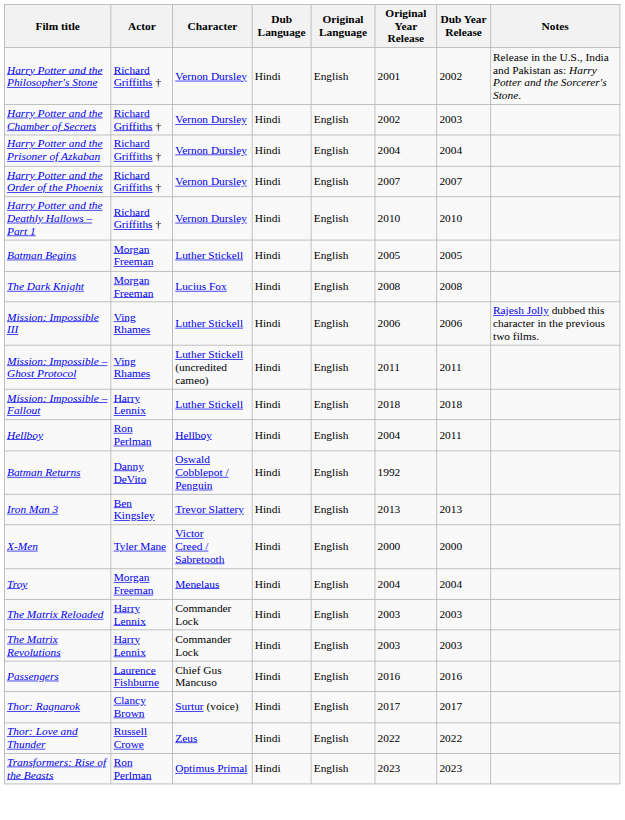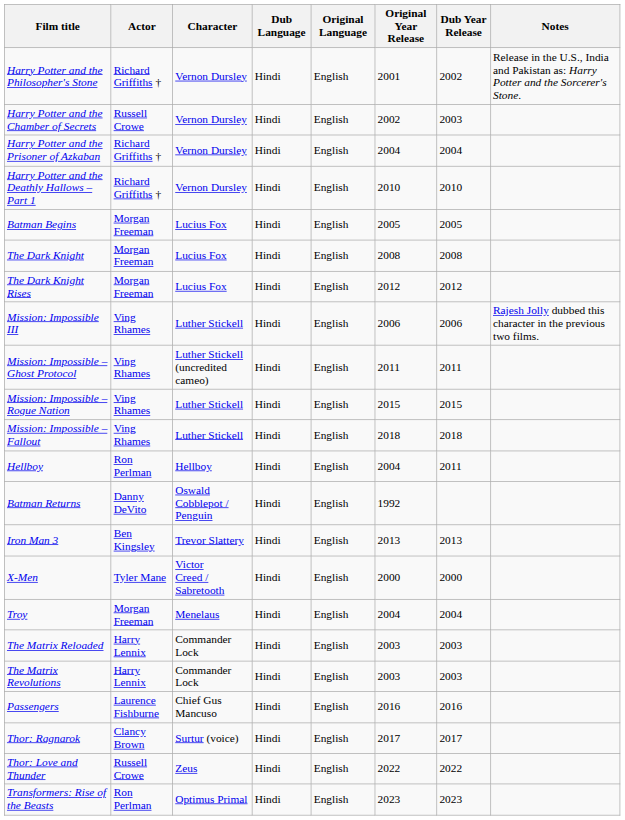(137, 119) Richard Griffiths † -> (130, 119) Russell Crowe
- row: (55, 181)
(209, 255) Luther Stickell -> (201, 224) Lucius Fox
+ row: (45, 286)
+ row: (57, 404)
(130, 404) Harry Lennix -> (132, 435) Ving Rhames
